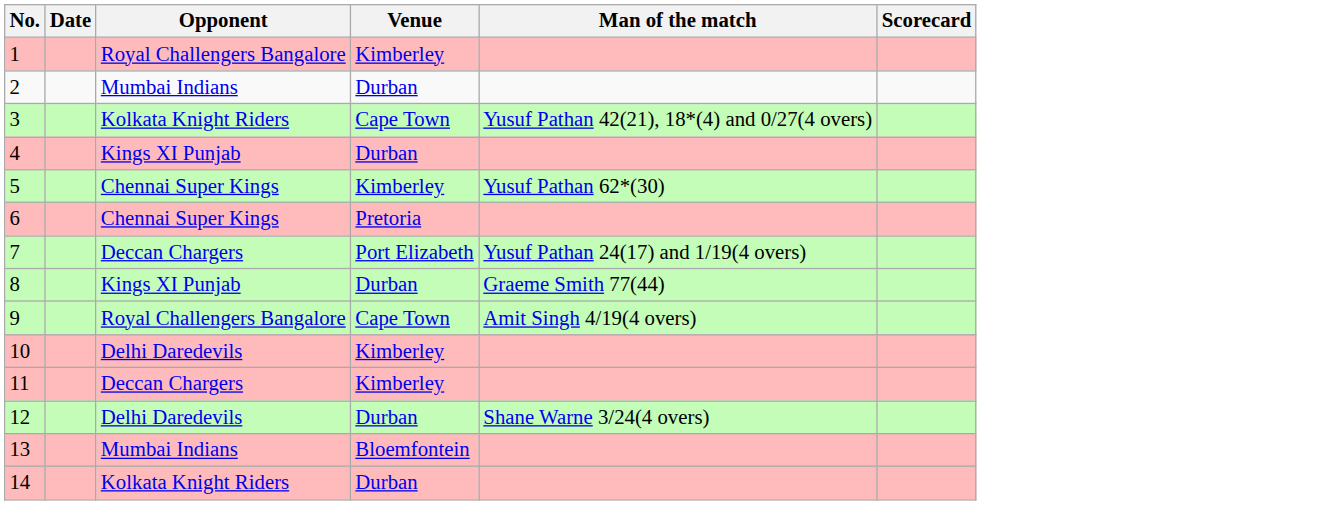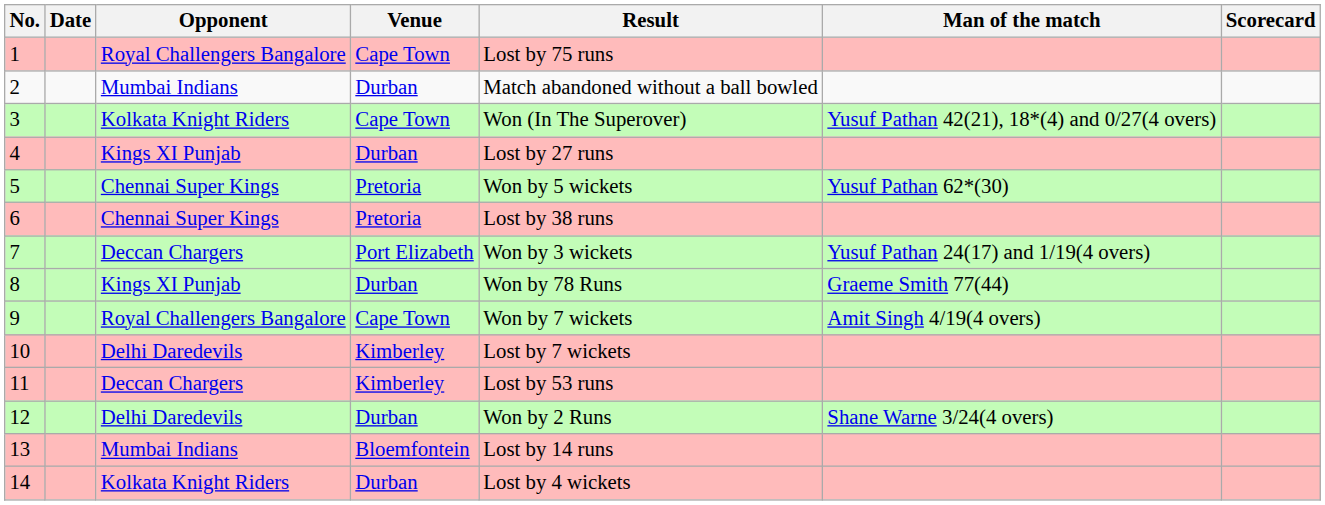+ column: (651, 20)
(400, 53) Kimberley -> (403, 53) Cape Town
(400, 185) Kimberley -> (388, 185) Pretoria
